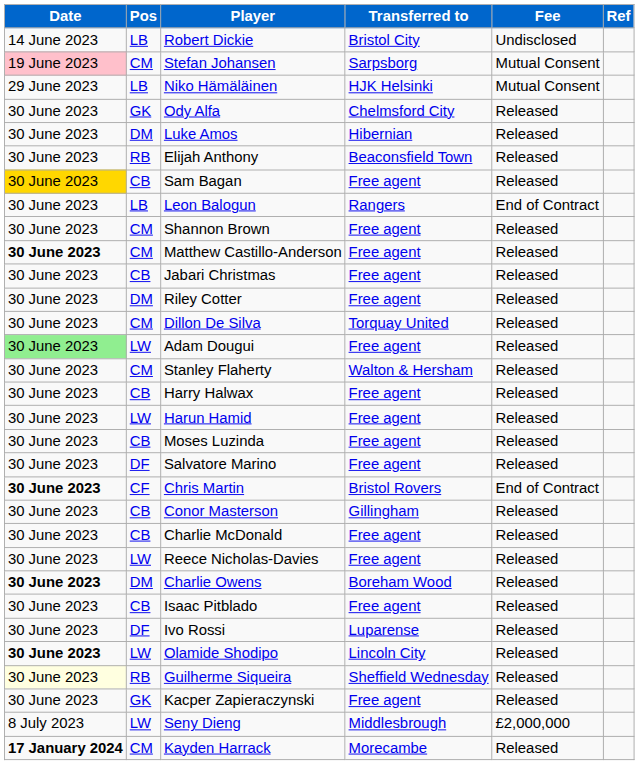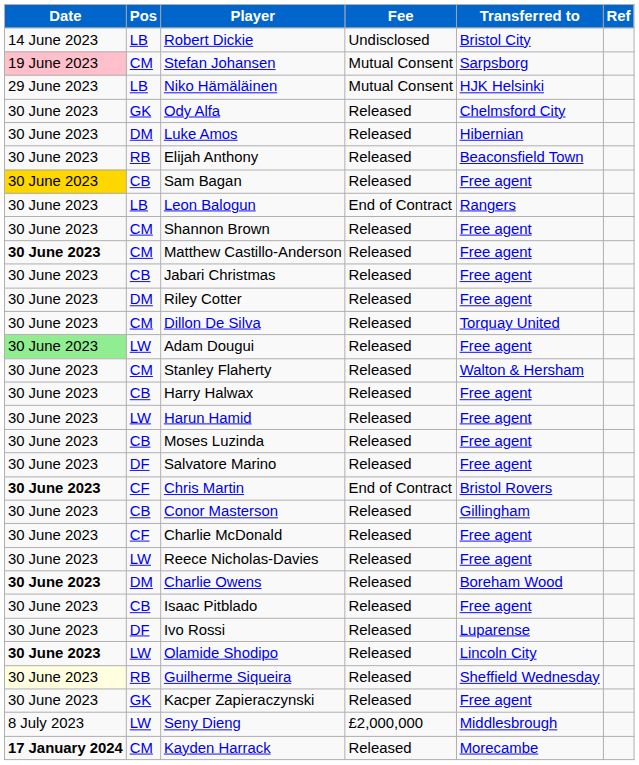columns swapped: (419, 16) <-> (548, 16)
(140, 535) CB -> (140, 535) CF
